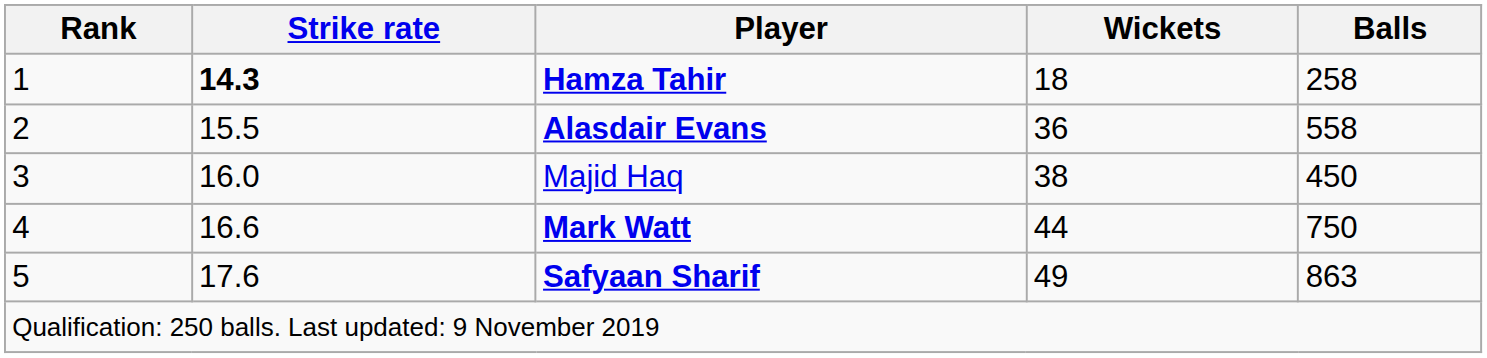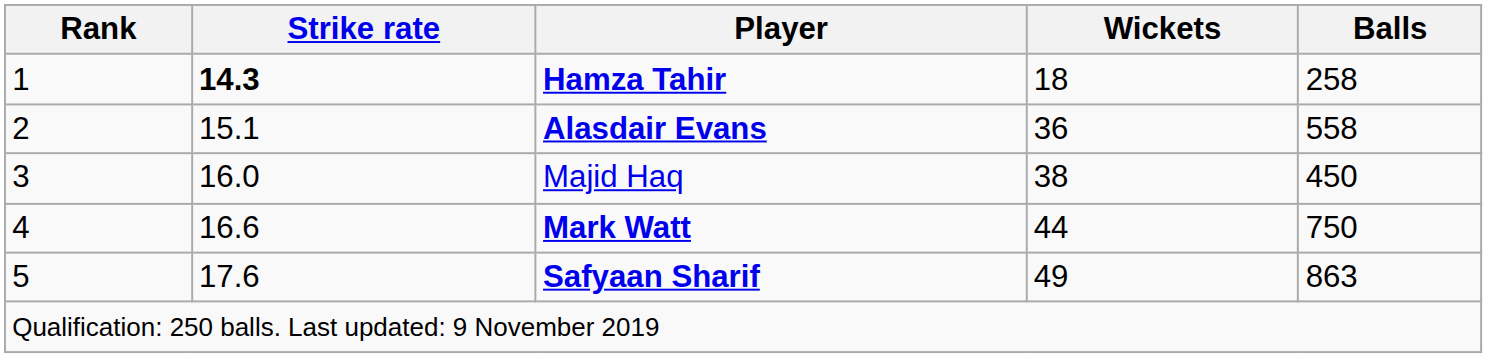(229, 128) 15.5 -> (229, 128) 15.1
